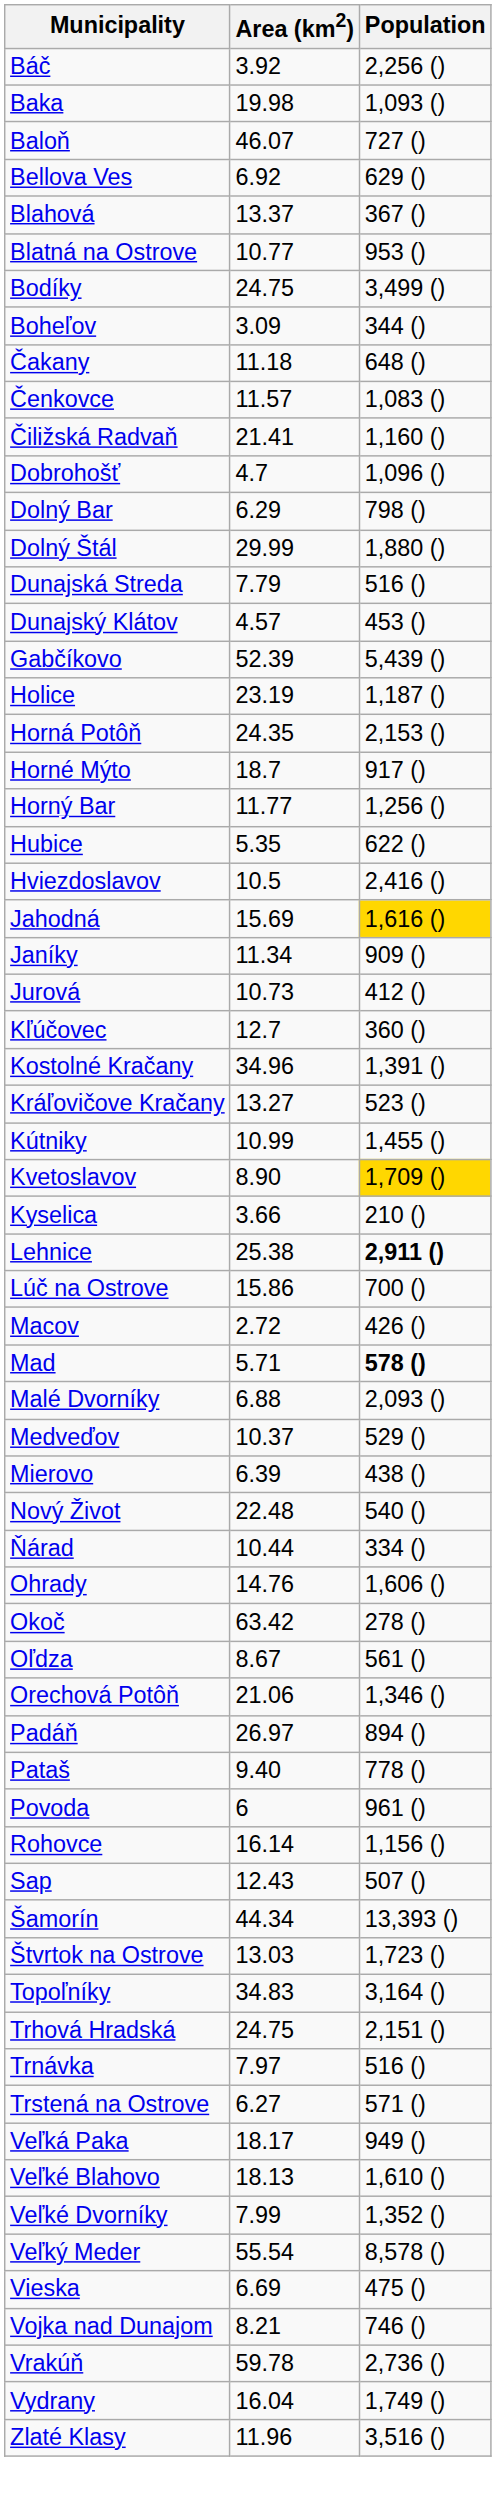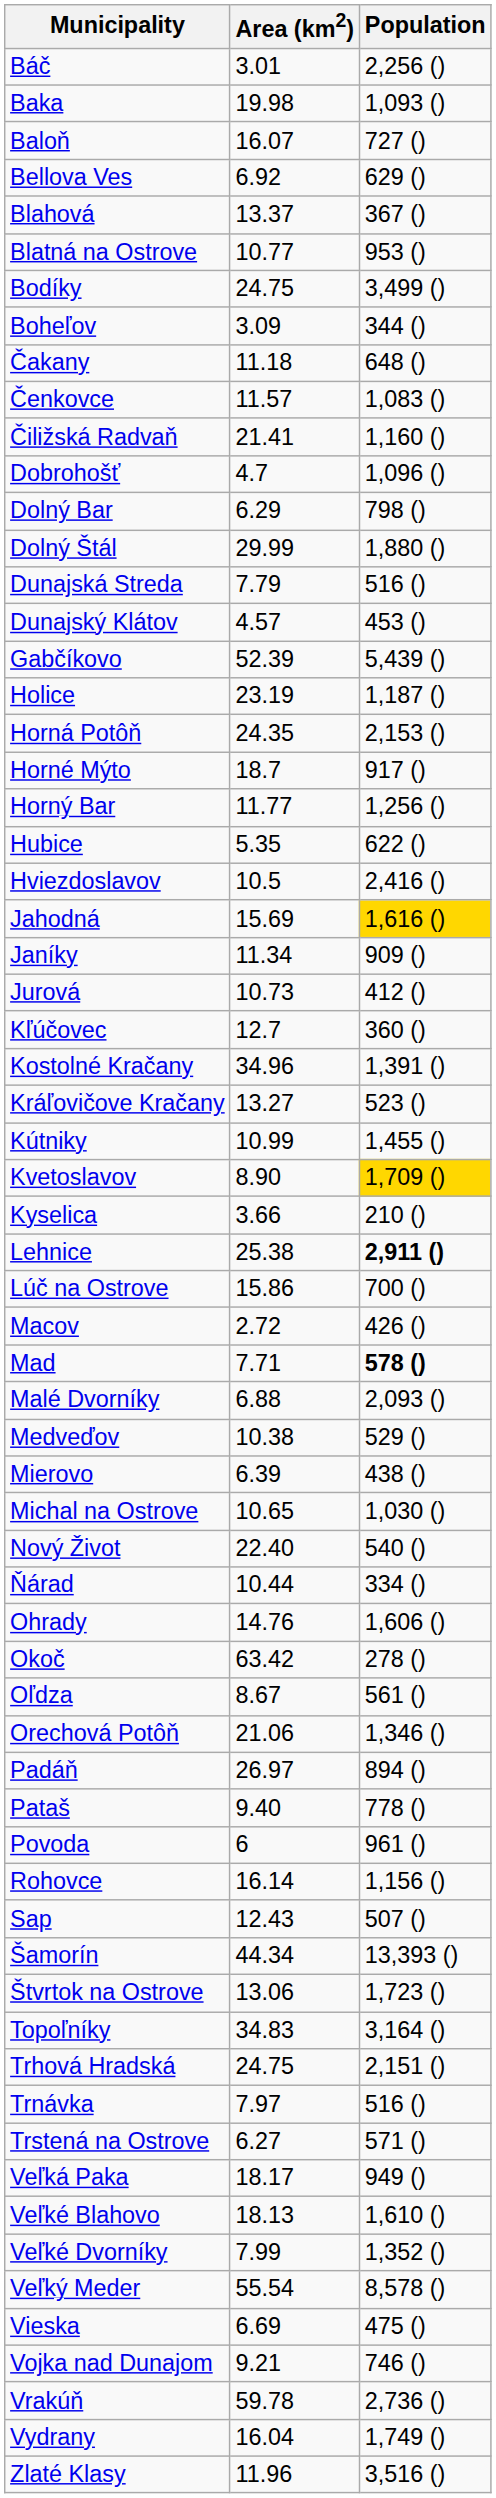(258, 66) 3.92 -> (258, 66) 3.01
(265, 140) 46.07 -> (265, 140) 16.07
(258, 1363) 5.71 -> (258, 1363) 7.71
(265, 1437) 10.37 -> (265, 1437) 10.38
+ row: (104, 1511)
(265, 1511) 22.48 -> (265, 1548) 22.40
(265, 1955) 13.03 -> (265, 1992) 13.06
(258, 2326) 8.21 -> (258, 2363) 9.21
